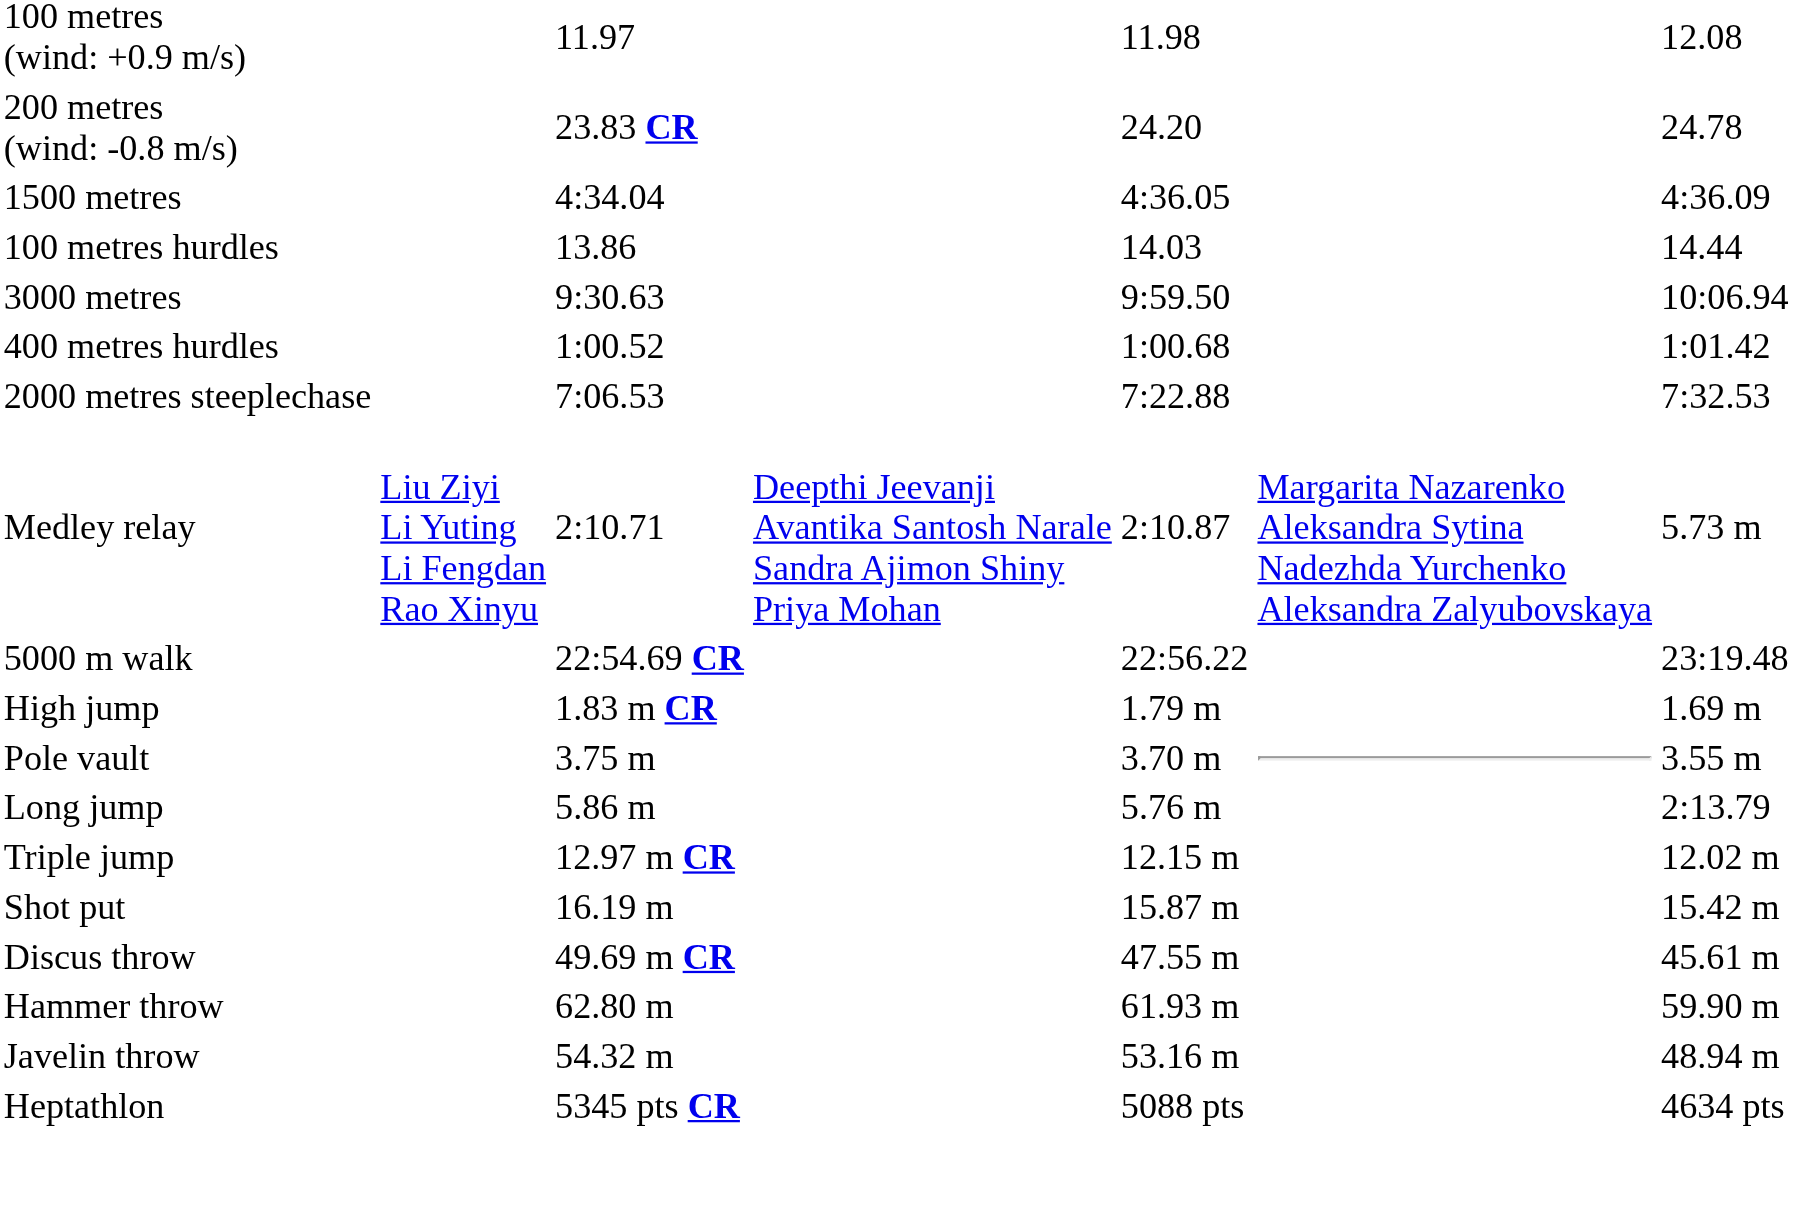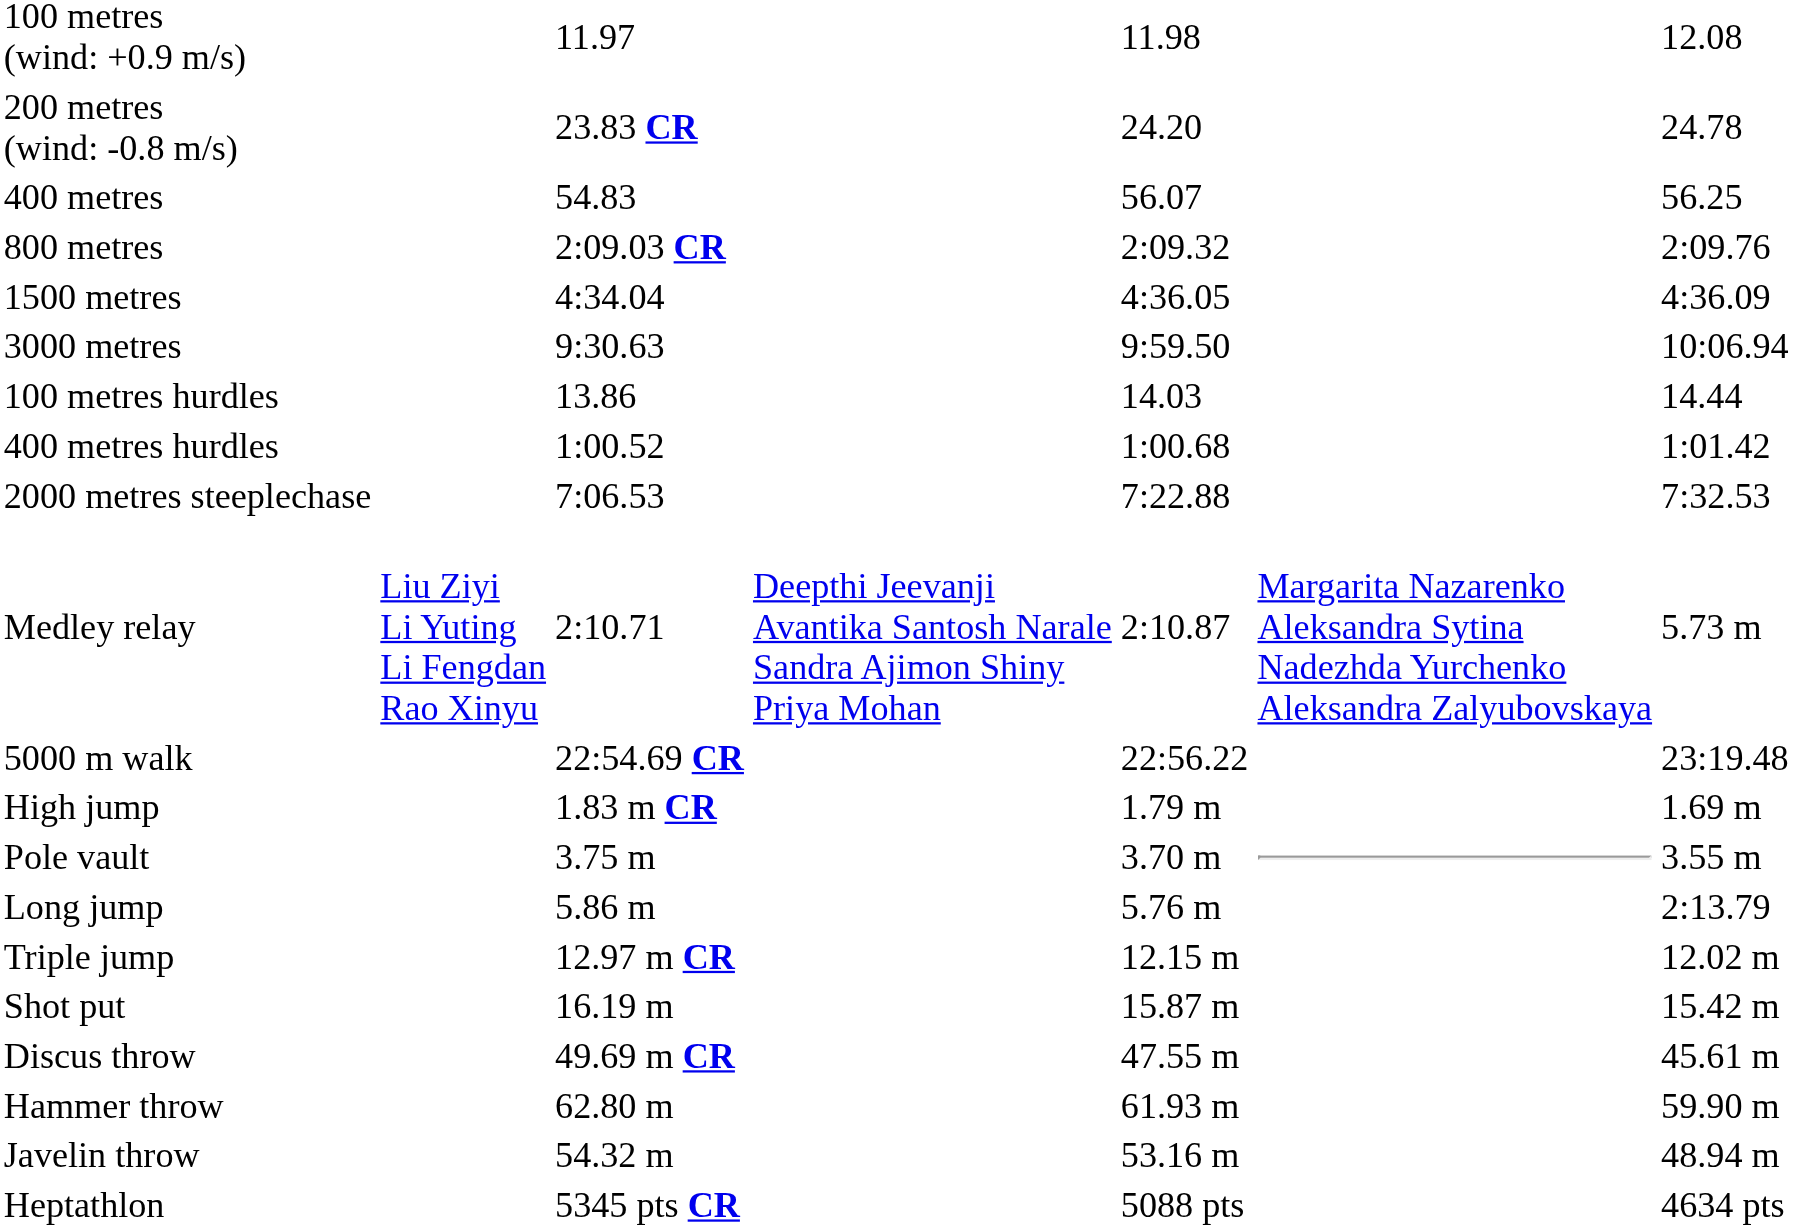+ row: (84, 197)
+ row: (84, 247)
rows swapped: (93, 296) <-> (141, 247)
